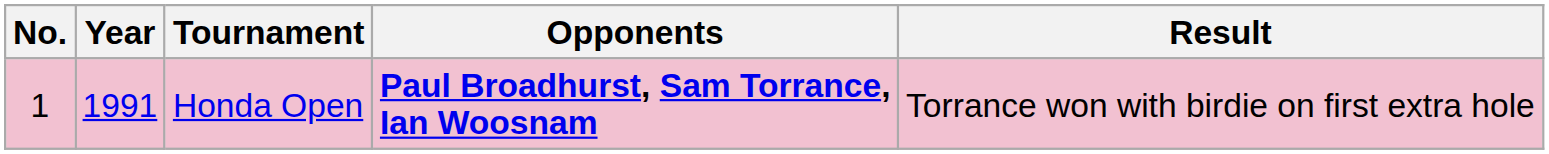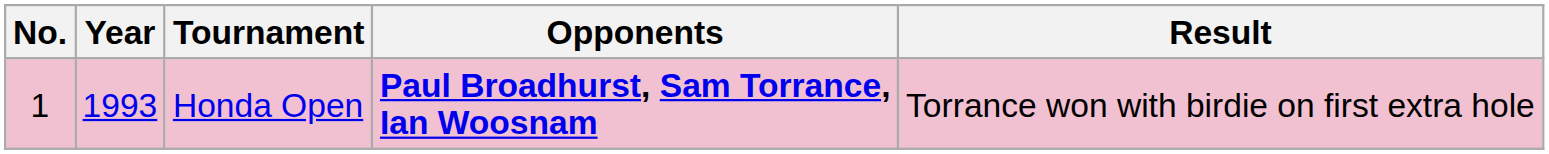(120, 104) 1991 -> (120, 104) 1993
